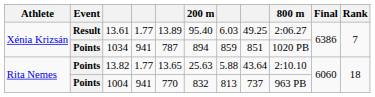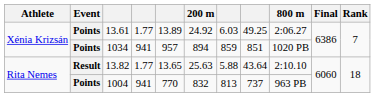(87, 31) Result -> (87, 31) Points
(201, 31) 95.40 -> (201, 31) 24.92
(170, 48) 787 -> (170, 48) 957
(87, 66) Points -> (87, 66) Result
